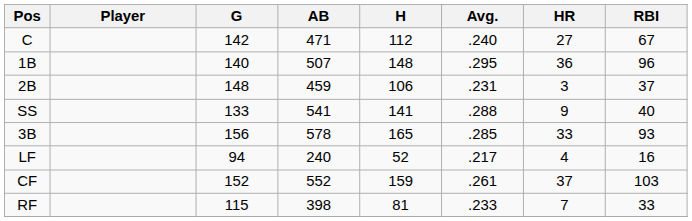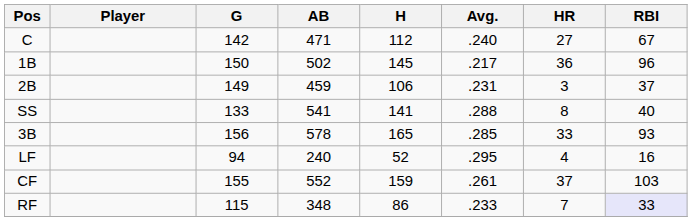(237, 63) 140 -> (237, 63) 150
(319, 63) 507 -> (319, 63) 502
(401, 63) 148 -> (401, 63) 145
(483, 63) .295 -> (483, 63) .217
(237, 87) 148 -> (237, 87) 149
(564, 110) 9 -> (564, 110) 8
(483, 157) .217 -> (483, 157) .295
(237, 181) 152 -> (237, 181) 155
(319, 205) 398 -> (319, 205) 348
(401, 205) 81 -> (401, 205) 86
(646, 205) no background -> (646, 205) lavender background
